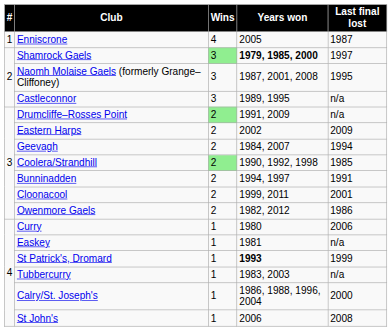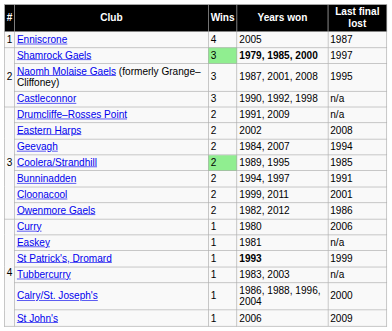(265, 99) 1989, 1995 -> (279, 99) 1990, 1992, 1998
(213, 115) lightgreen background -> (213, 115) no background
(341, 131) 2009 -> (341, 131) 2008
(279, 163) 1990, 1992, 1998 -> (265, 163) 1989, 1995
(341, 318) 2008 -> (341, 318) 2009
